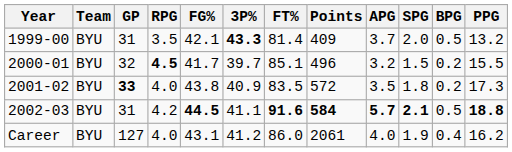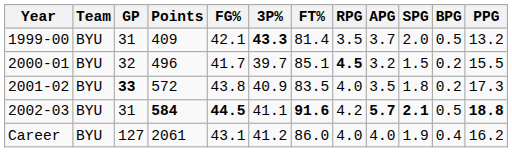columns swapped: (336, 16) <-> (164, 16)
